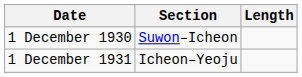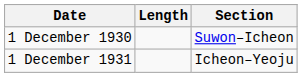columns swapped: (188, 16) <-> (269, 16)
